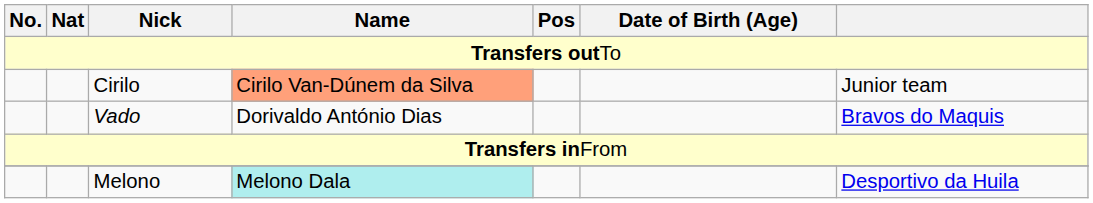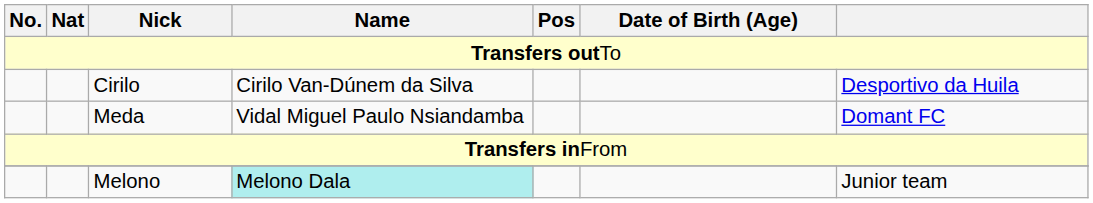(355, 85) lightsalmon background -> (355, 85) no background
(894, 85) Junior team -> (930, 85) Desportivo da Huila
+ row: (119, 117)
- row: (117, 117)
(930, 181) Desportivo da Huila -> (894, 181) Junior team
